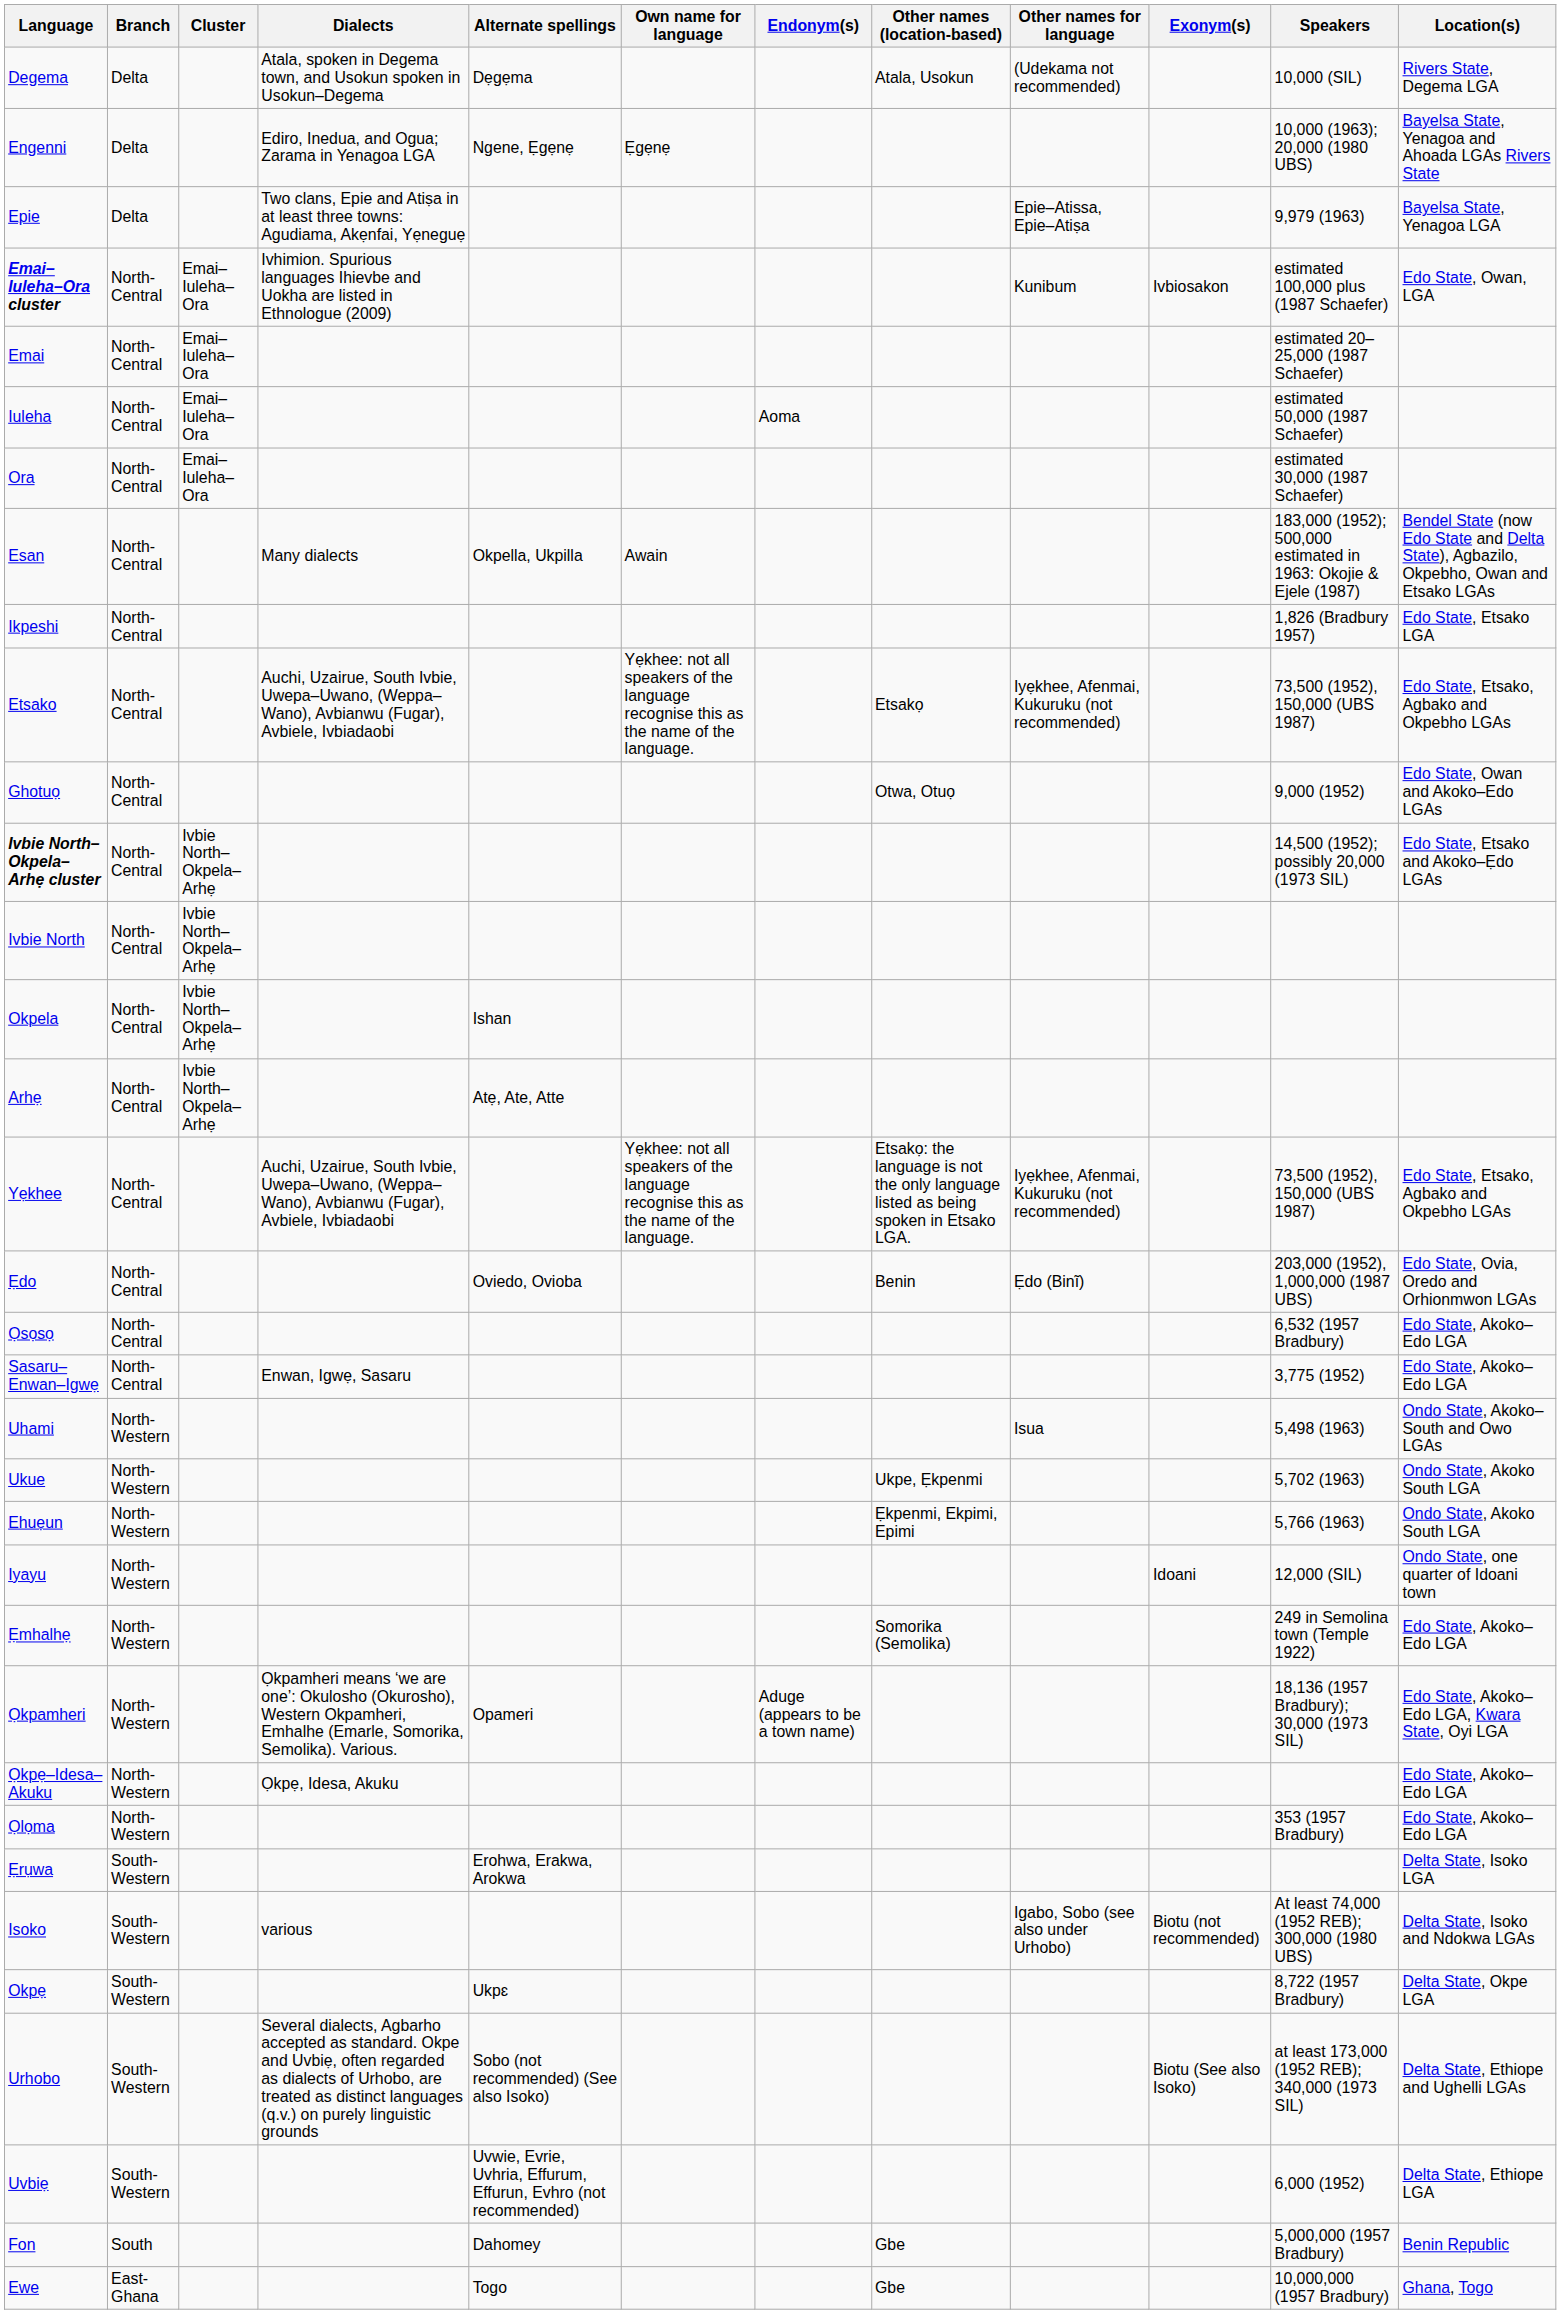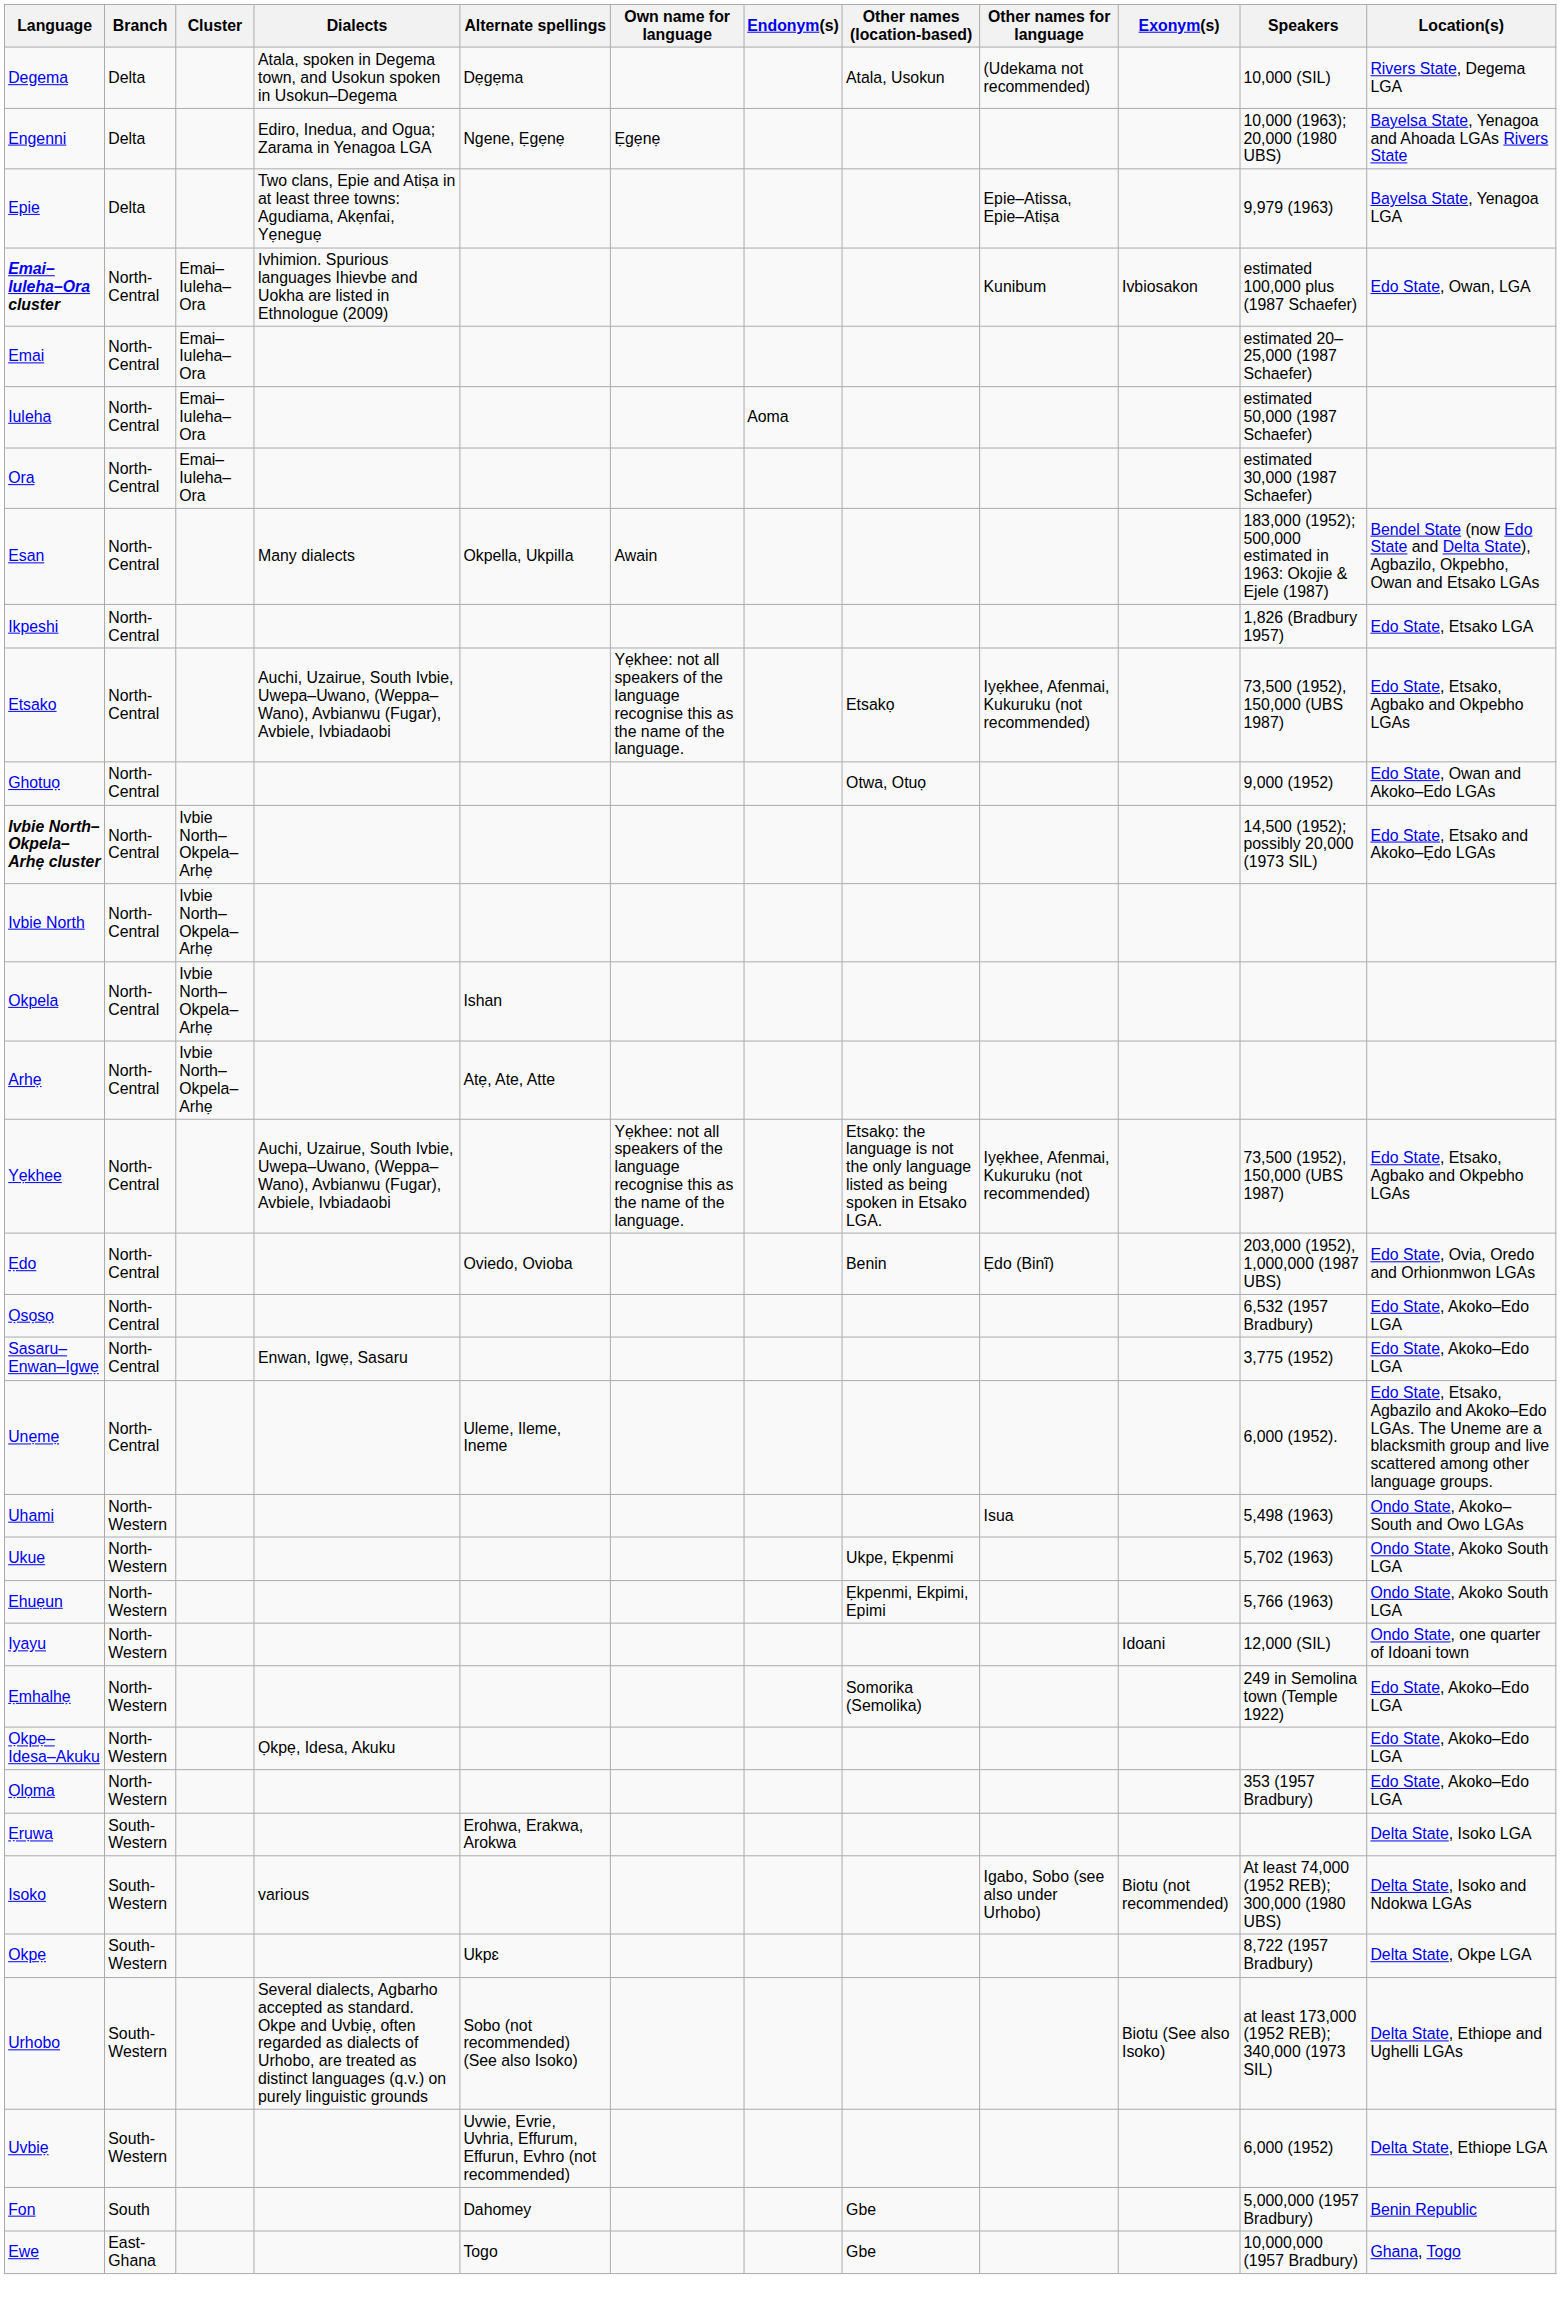+ row: (34, 1437)
- row: (47, 1714)
